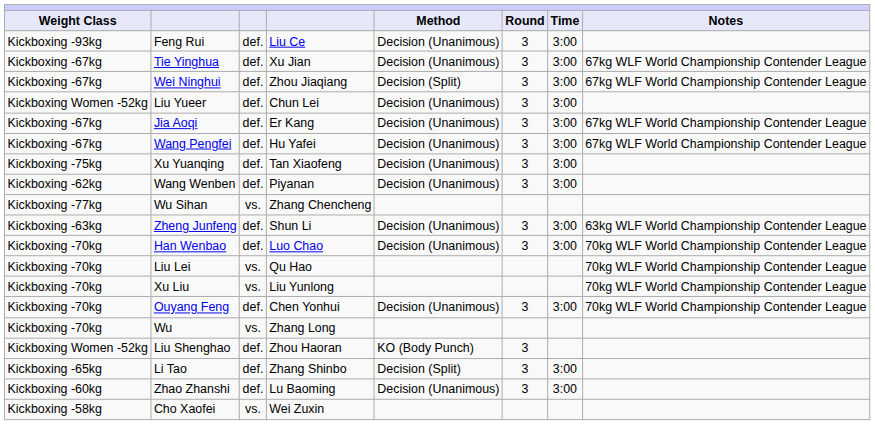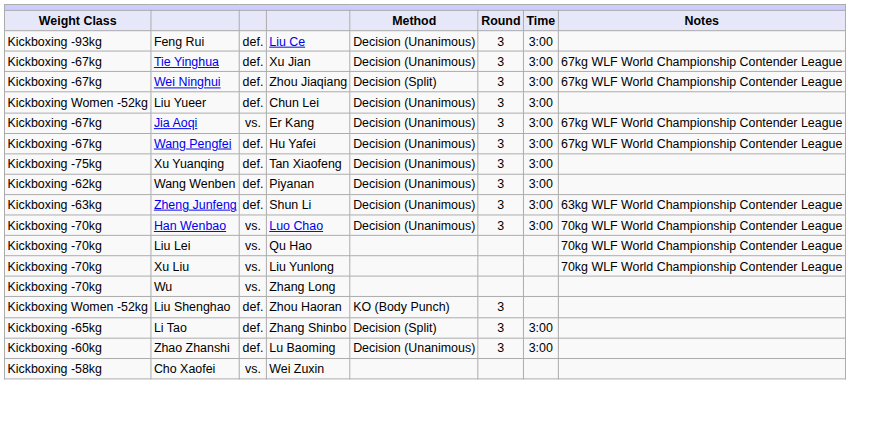(253, 123) def. -> (253, 123) vs.
- row: (181, 205)
(253, 245) def. -> (253, 225) vs.
- row: (191, 307)
